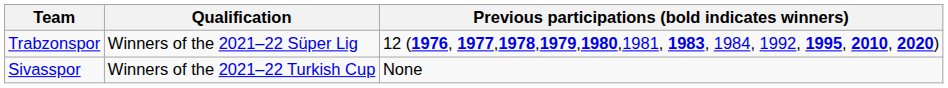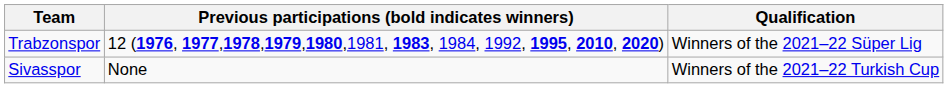columns swapped: (242, 17) <-> (661, 17)
